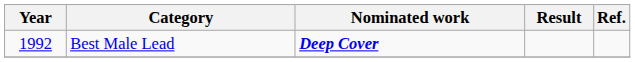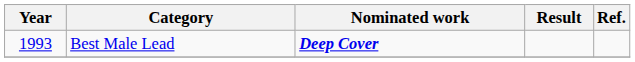(35, 43) 1992 -> (35, 43) 1993
